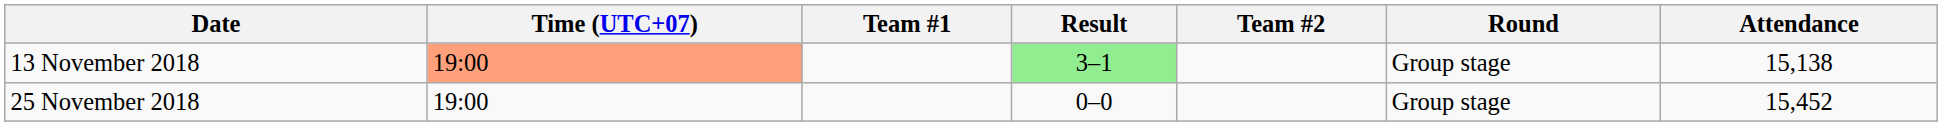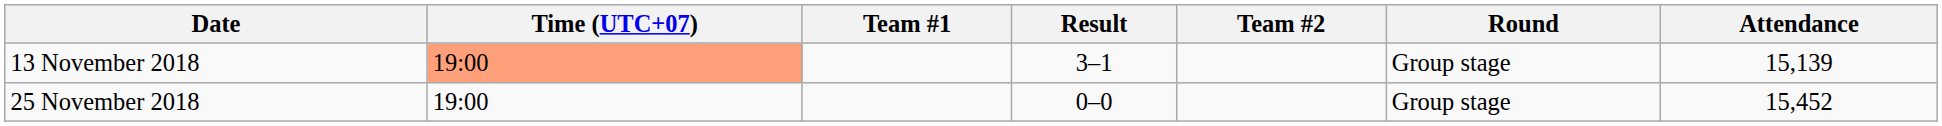(1094, 62) lightgreen background -> (1094, 62) no background
(1799, 62) 15,138 -> (1799, 62) 15,139
